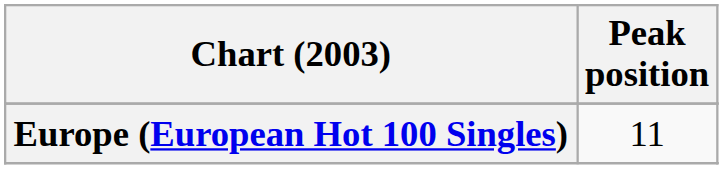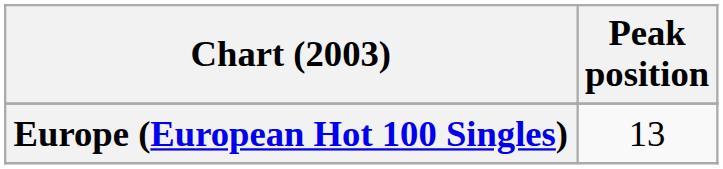(647, 132) 11 -> (647, 132) 13
